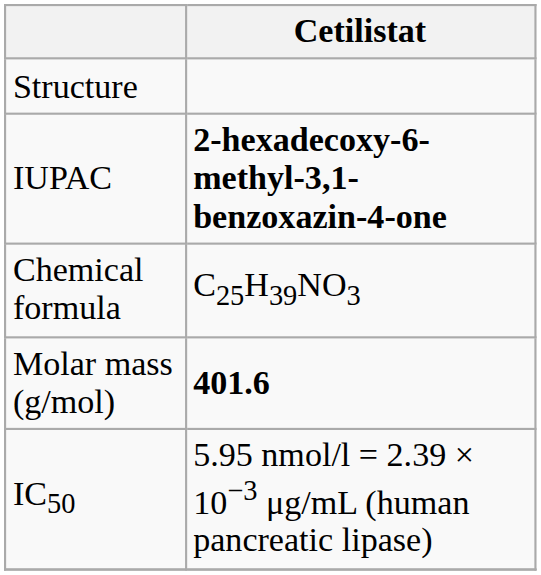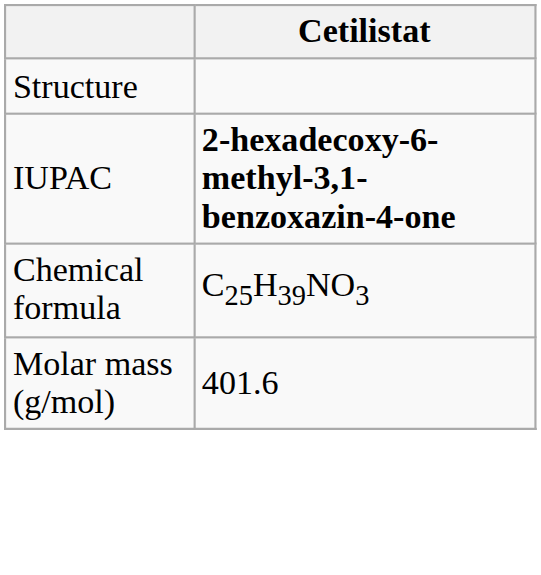(232, 381) bold -> (240, 382) normal
- row: (44, 498)
